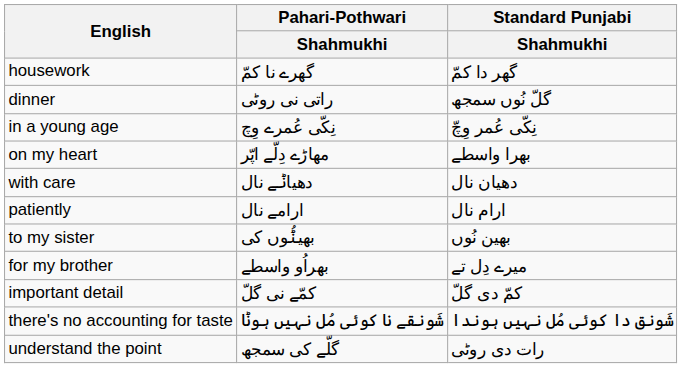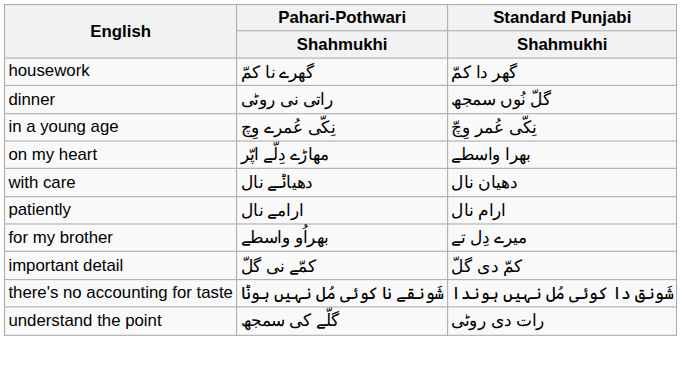- row: (51, 237)
